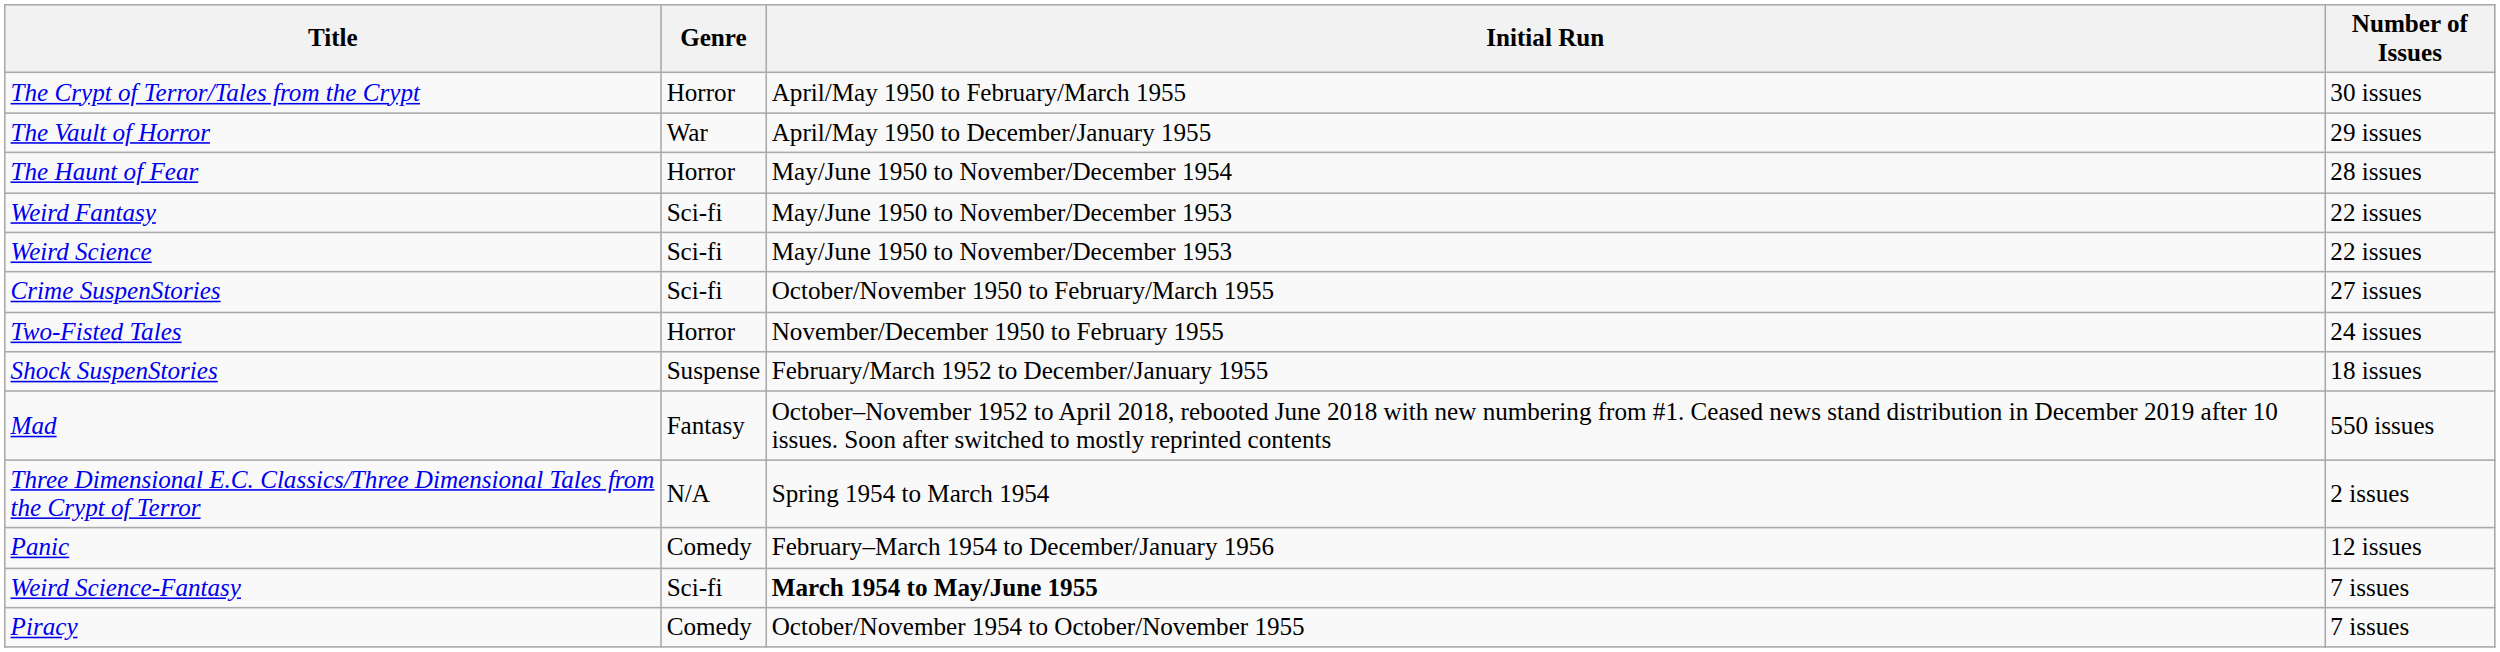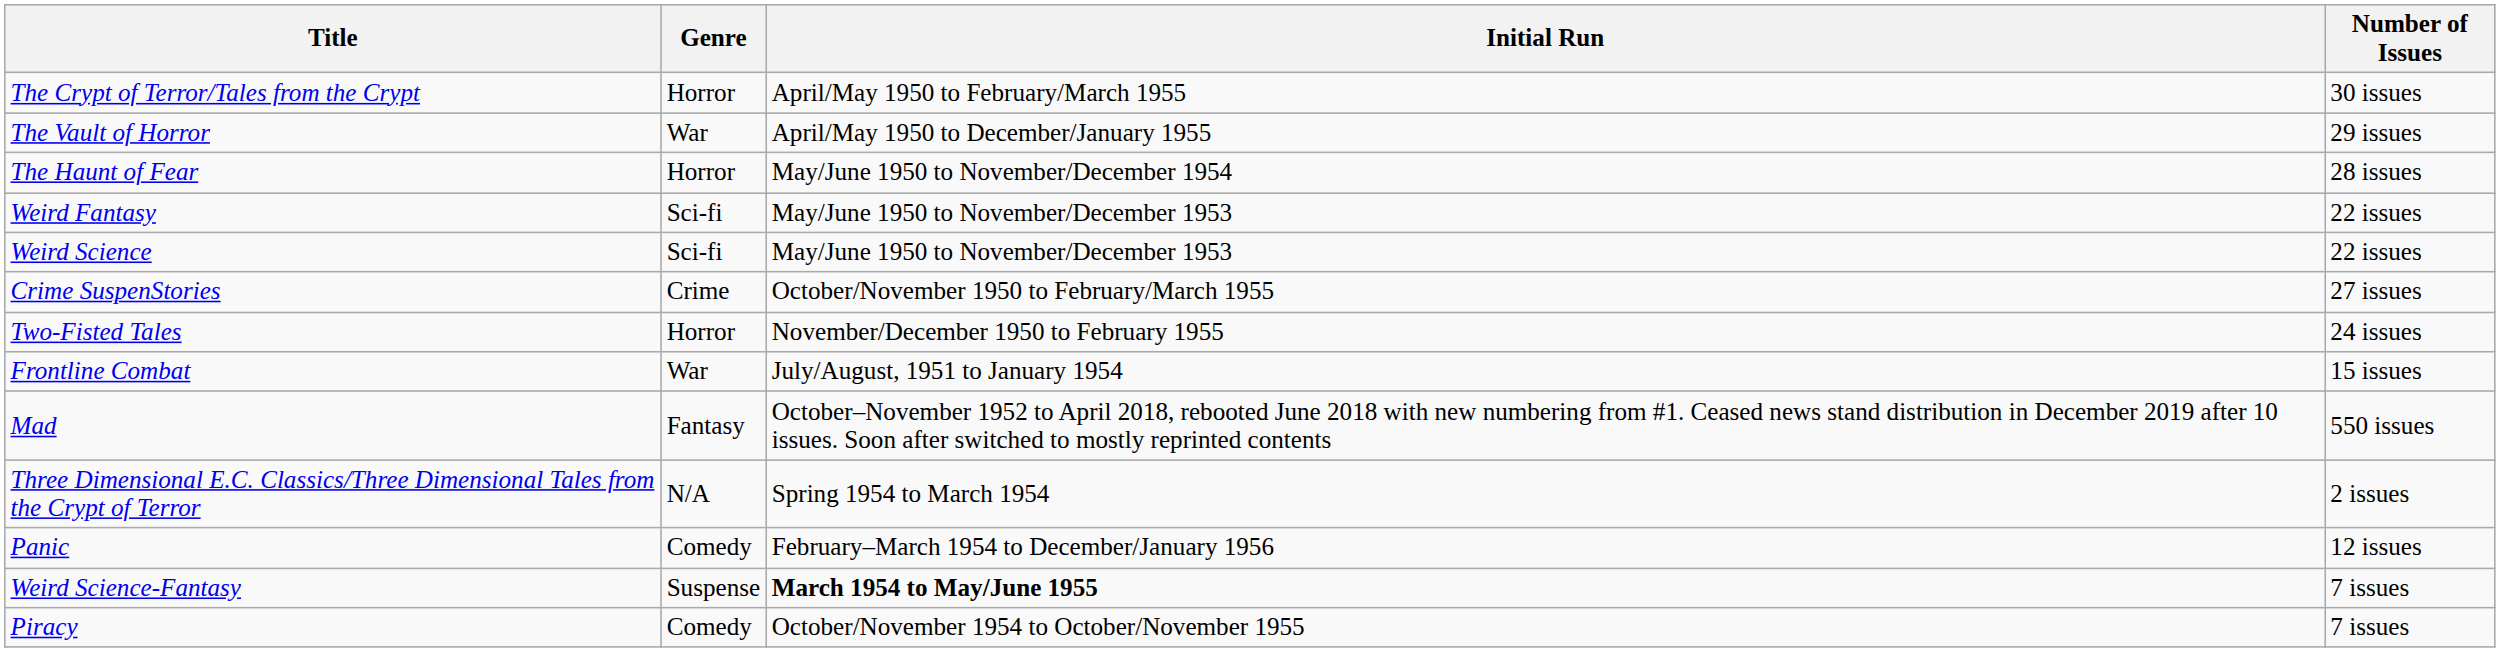(695, 291) Sci-fi -> (698, 291) Crime
+ row: (100, 371)
- row: (114, 371)
(695, 587) Sci-fi -> (713, 587) Suspense
